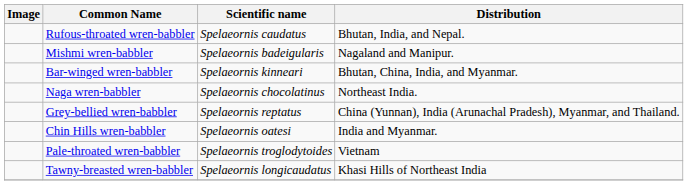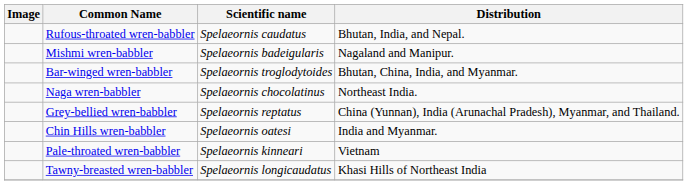(251, 72) Spelaeornis kinneari -> (266, 72) Spelaeornis troglodytoides
(266, 151) Spelaeornis troglodytoides -> (251, 151) Spelaeornis kinneari
